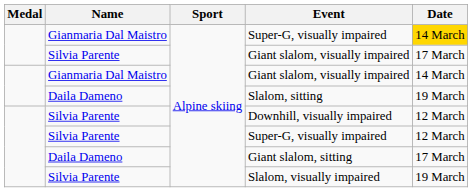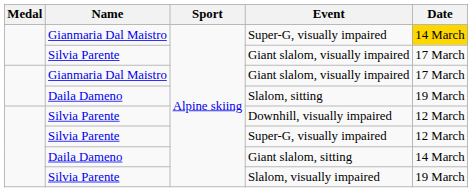(440, 75) 14 March -> (440, 75) 17 March
(440, 156) 17 March -> (440, 156) 14 March
